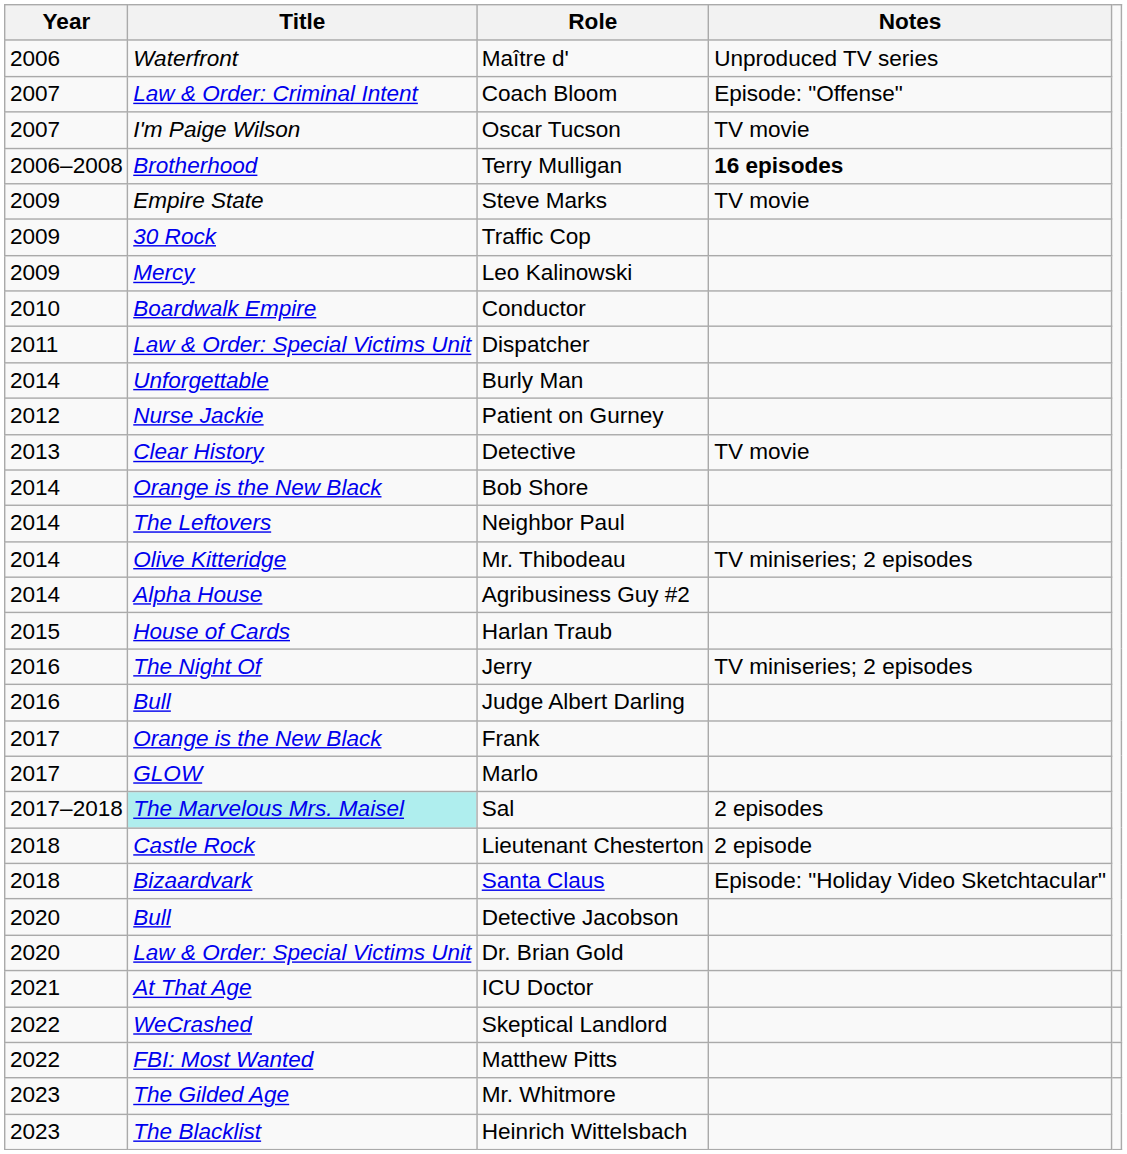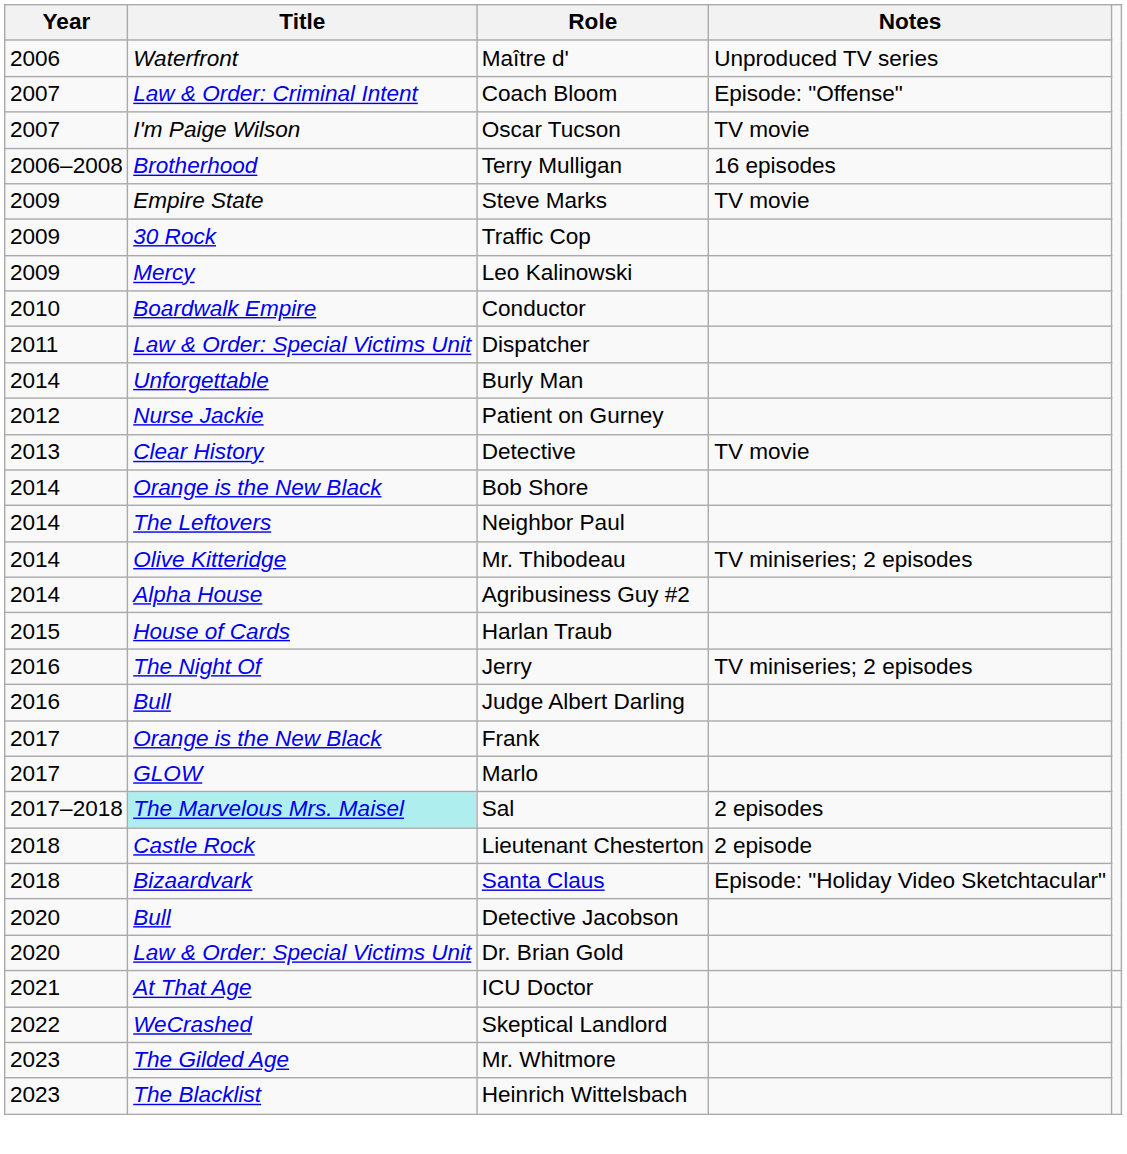(779, 165) bold -> (775, 165) normal
- row: (549, 1059)
